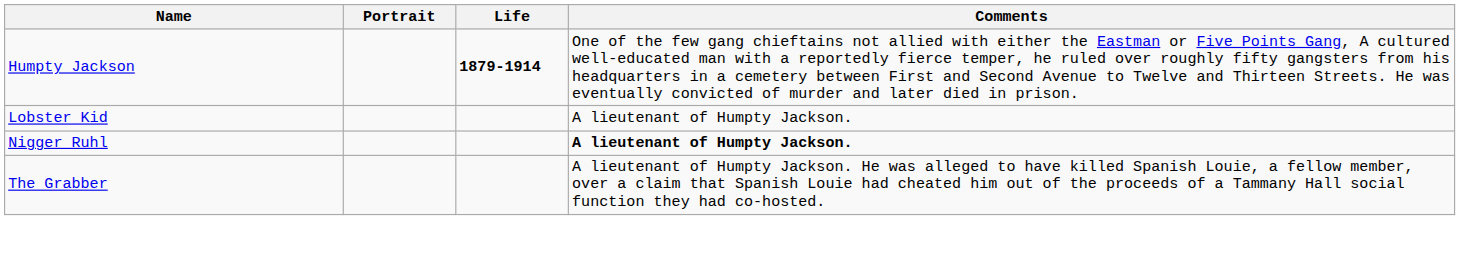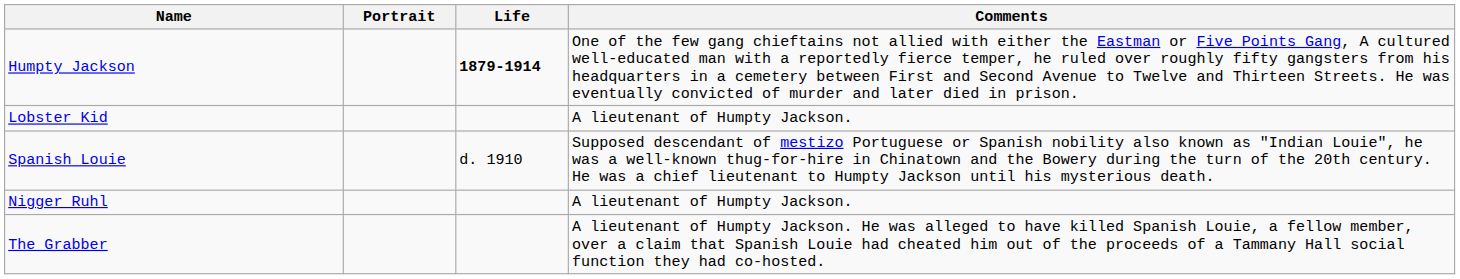+ row: (67, 160)
(712, 143) bold -> (712, 202) normal
